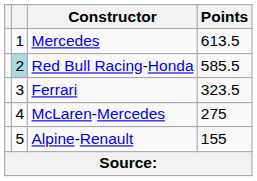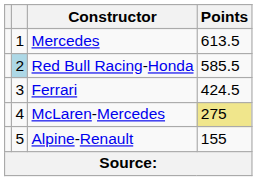(220, 90) 323.5 -> (220, 90) 424.5
(214, 114) no background -> (214, 114) khaki background
